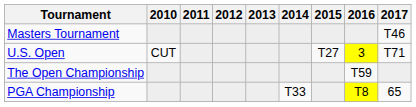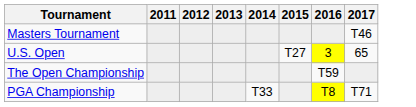- column: (163, 14)
(394, 53) T71 -> (361, 53) 65
(394, 92) 65 -> (361, 92) T71
